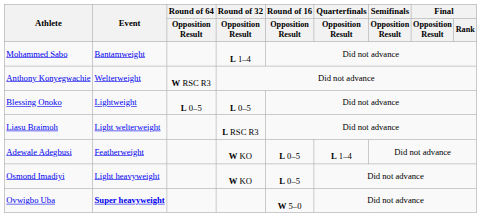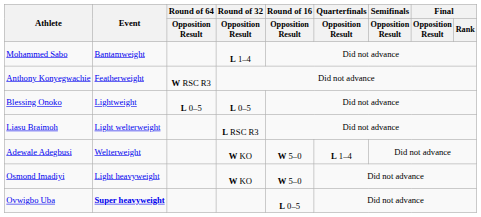(118, 78) Welterweight -> (119, 78) Featherweight
(119, 152) Featherweight -> (118, 152) Welterweight
(290, 157) L 0–5 -> (290, 157) W 5–0
(290, 181) L 0–5 -> (290, 181) W 5–0
(290, 206) W 5–0 -> (290, 206) L 0–5
